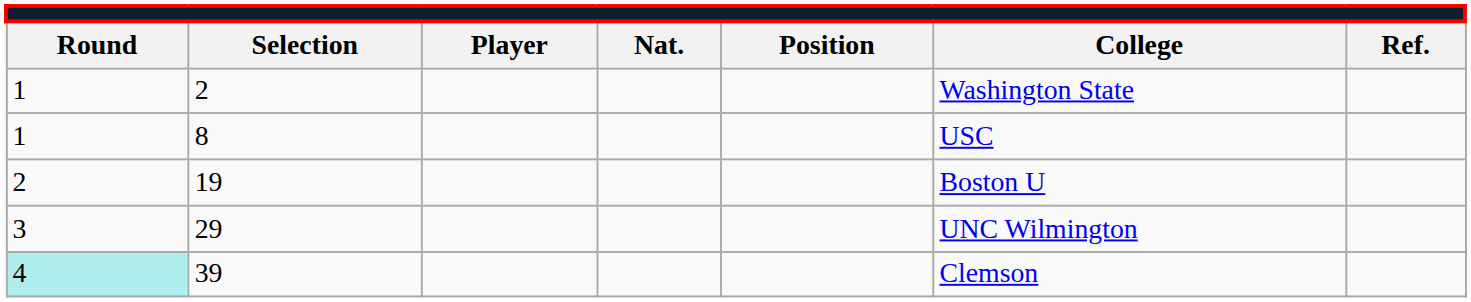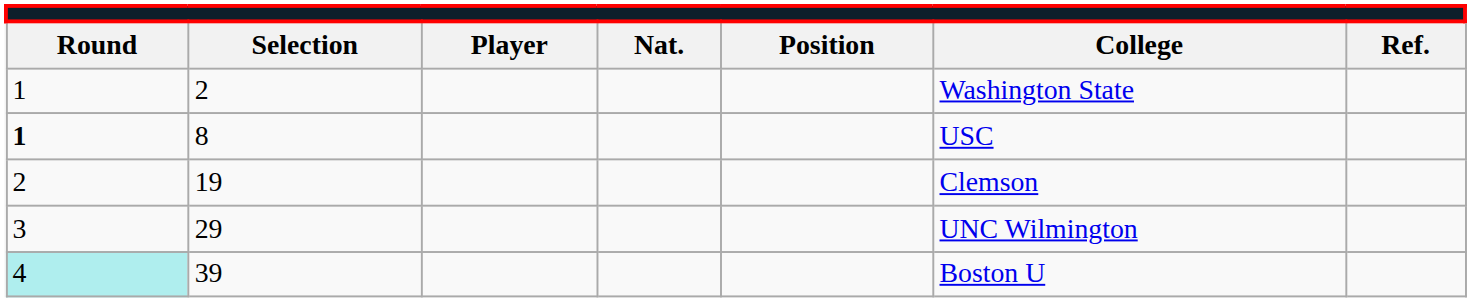(19, 136) normal -> (19, 136) bold
(992, 182) Boston U -> (989, 182) Clemson
(989, 273) Clemson -> (992, 273) Boston U
